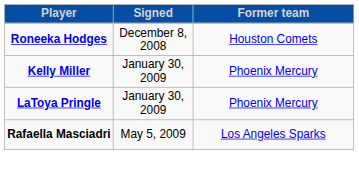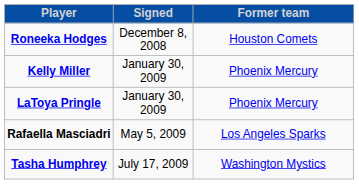+ row: (59, 163)
